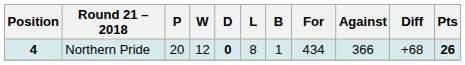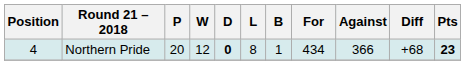(33, 49) bold -> (33, 49) normal
(448, 49) 26 -> (448, 49) 23
